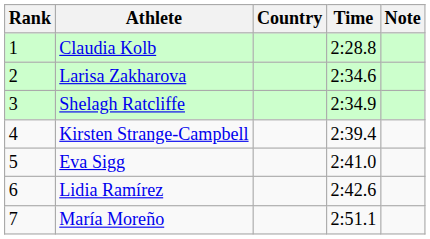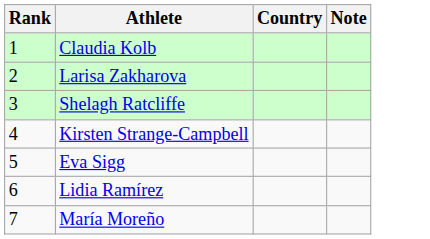- column: (353, 18)
